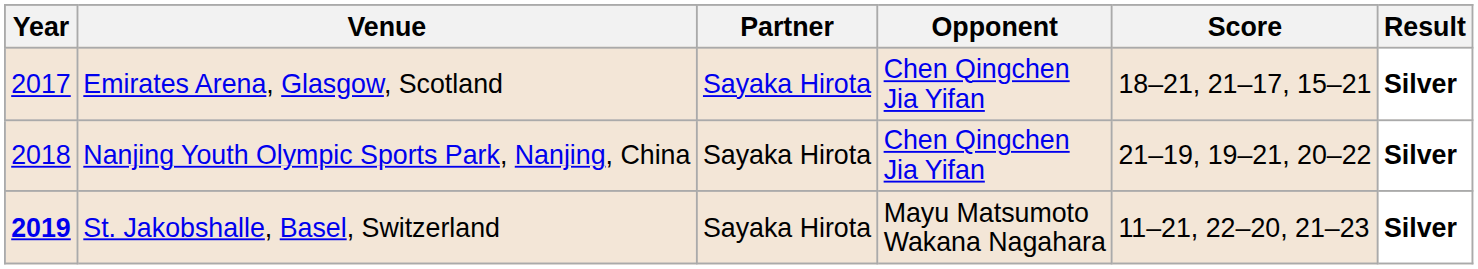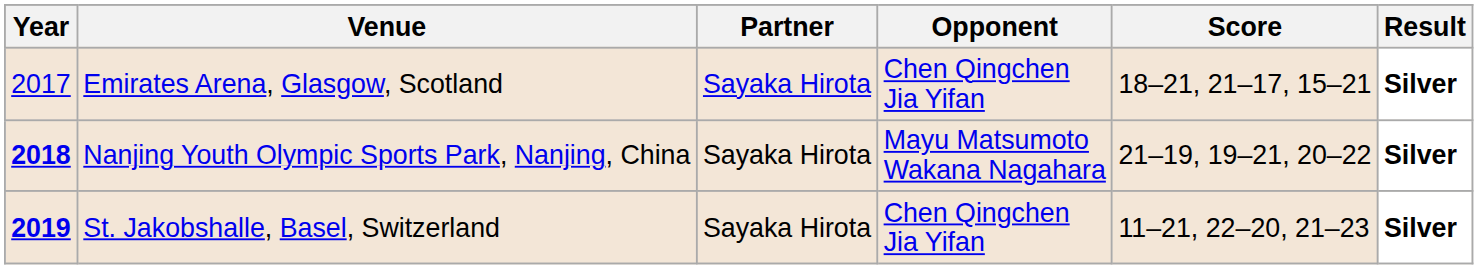(41, 156) normal -> (41, 156) bold
(977, 156) Chen Qingchen Jia Yifan -> (995, 156) Mayu Matsumoto Wakana Nagahara
(995, 228) Mayu Matsumoto Wakana Nagahara -> (977, 228) Chen Qingchen Jia Yifan
